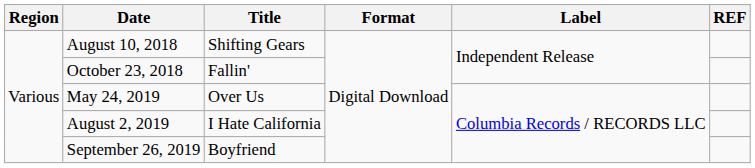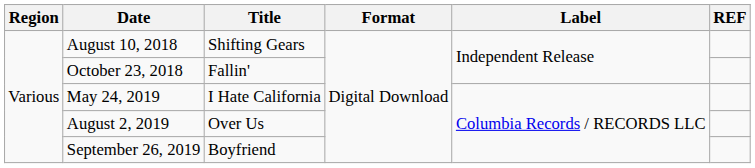(236, 96) Over Us -> (264, 96) I Hate California
(264, 123) I Hate California -> (236, 123) Over Us
